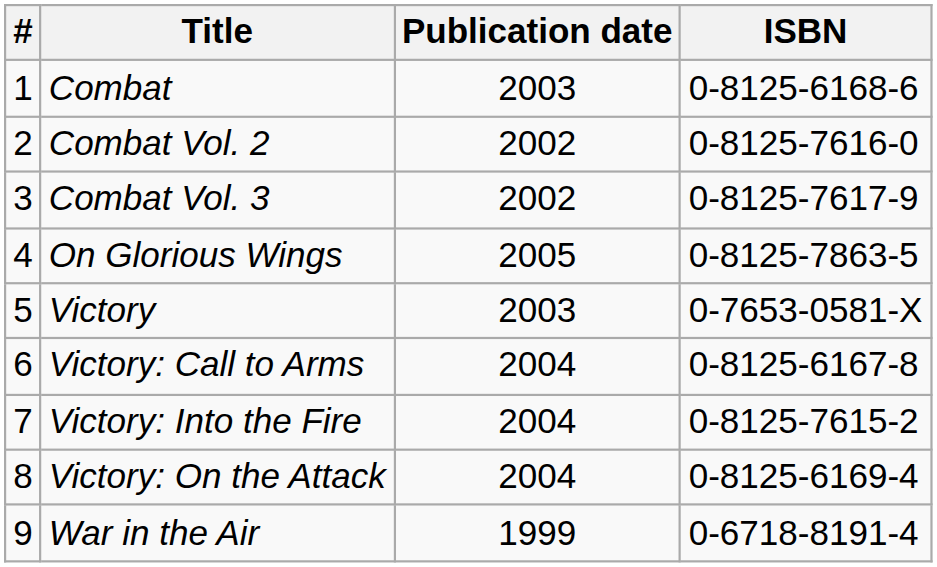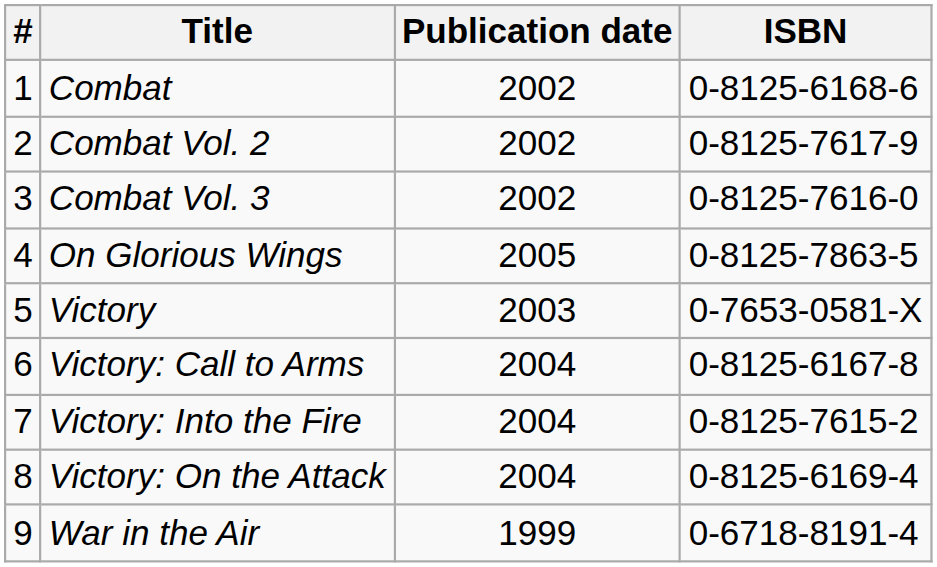(537, 87) 2003 -> (537, 87) 2002
(804, 143) 0-8125-7616-0 -> (804, 143) 0-8125-7617-9
(804, 198) 0-8125-7617-9 -> (804, 198) 0-8125-7616-0
